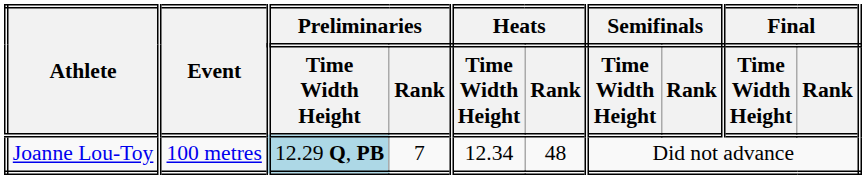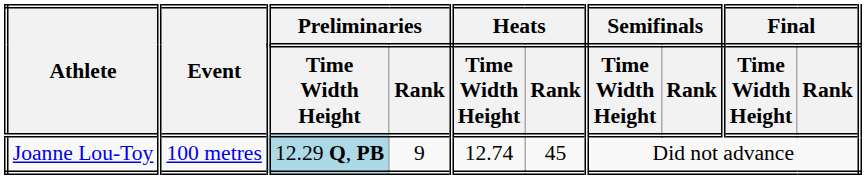(419, 153) 7 -> (419, 153) 9
(489, 153) 12.34 -> (489, 153) 12.74
(555, 153) 48 -> (555, 153) 45
